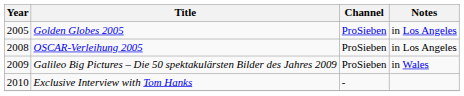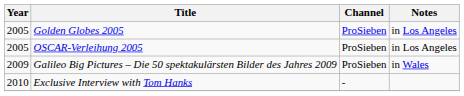(18, 47) 2008 -> (18, 47) 2005
